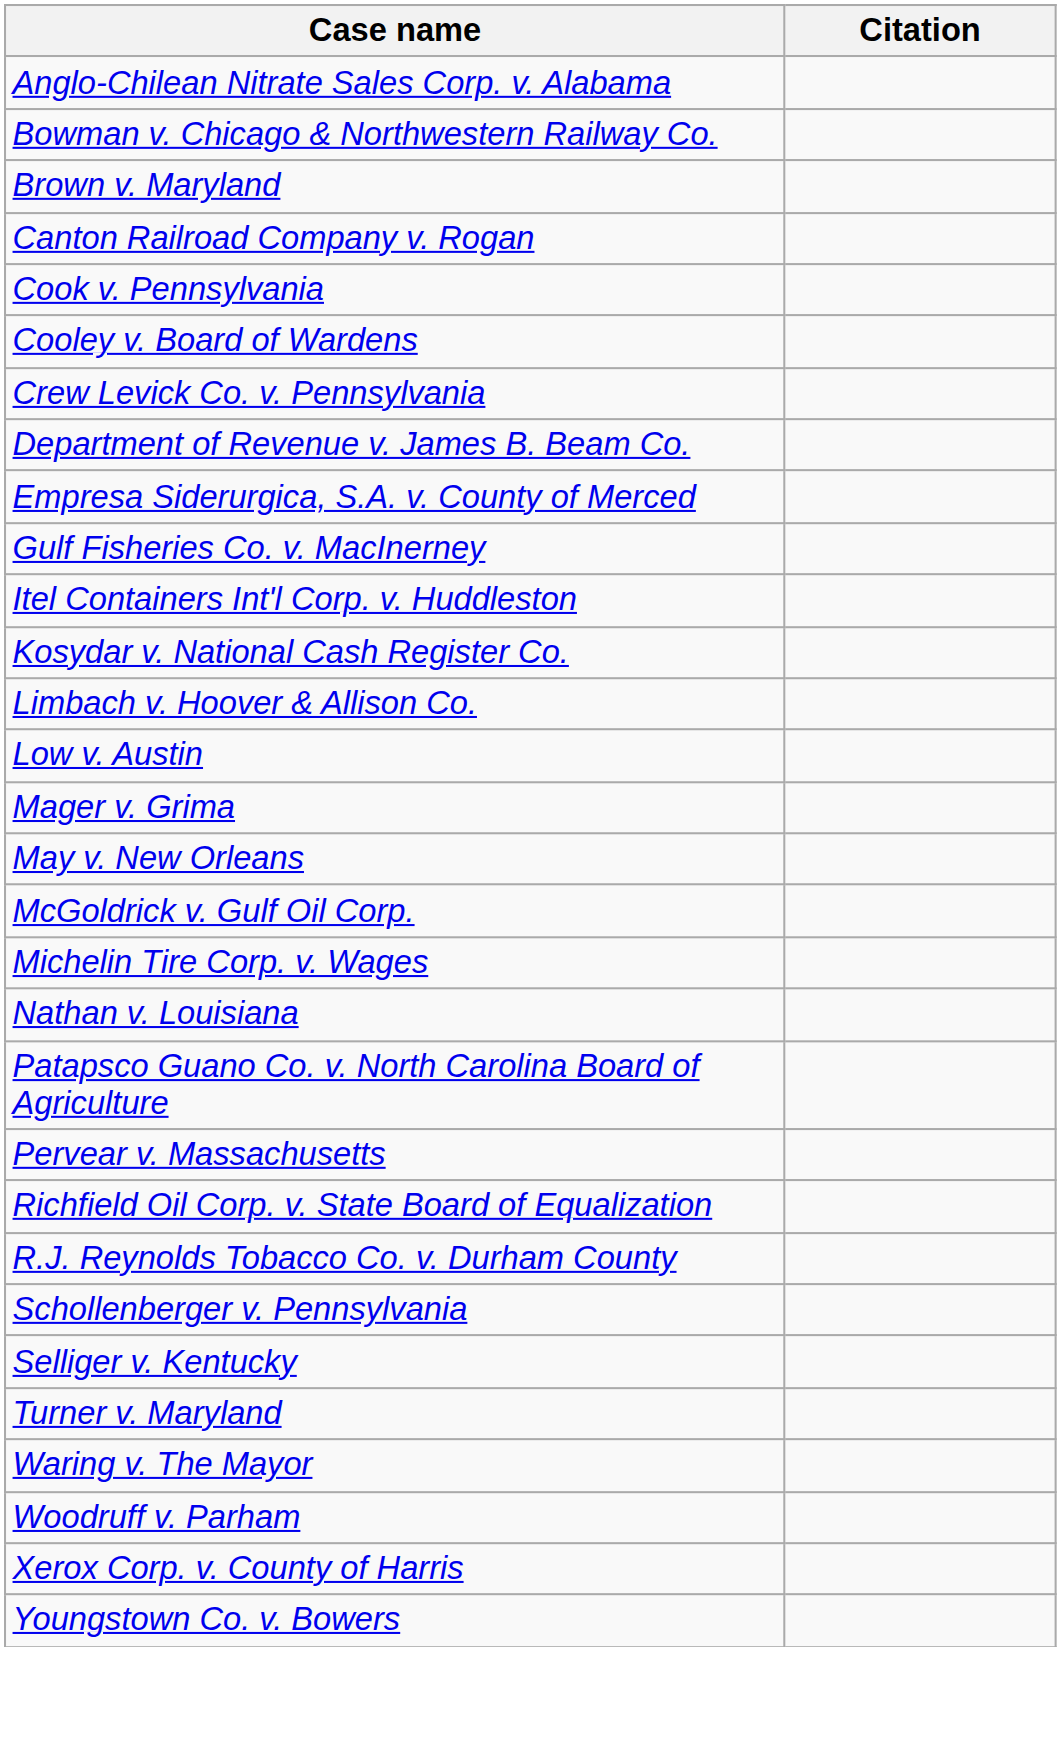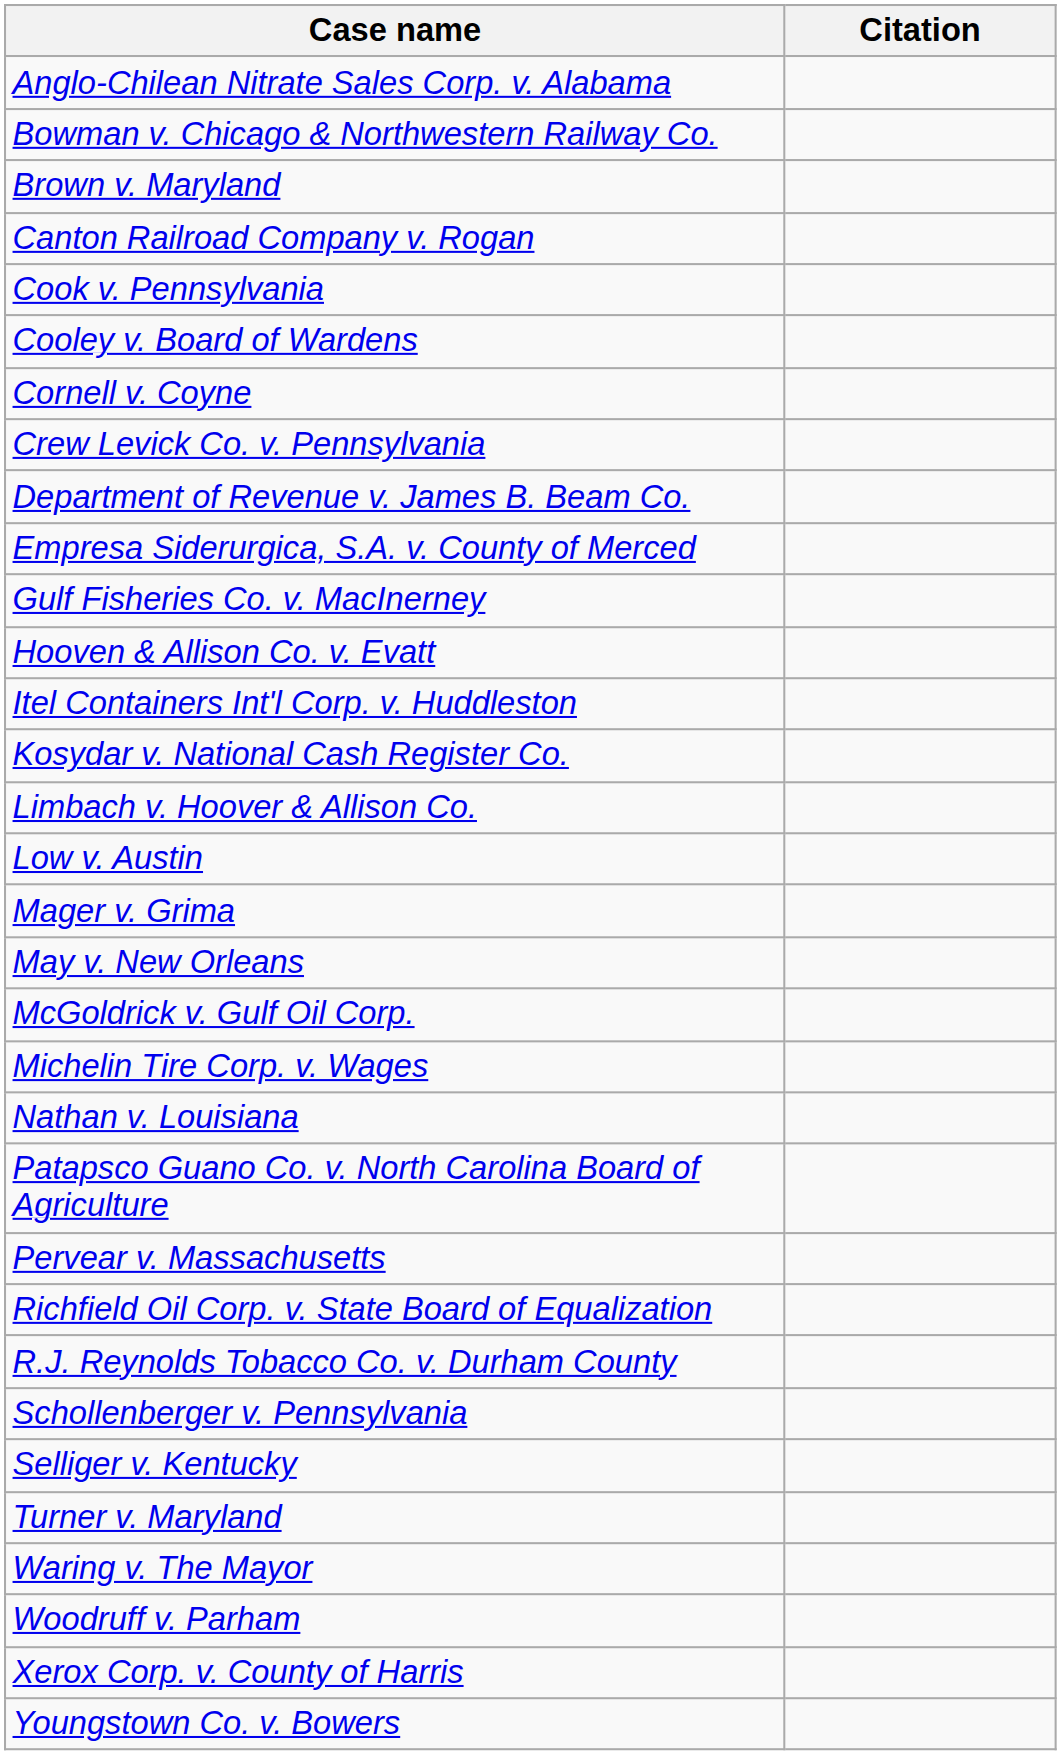+ row: (132, 392)
+ row: (224, 651)
